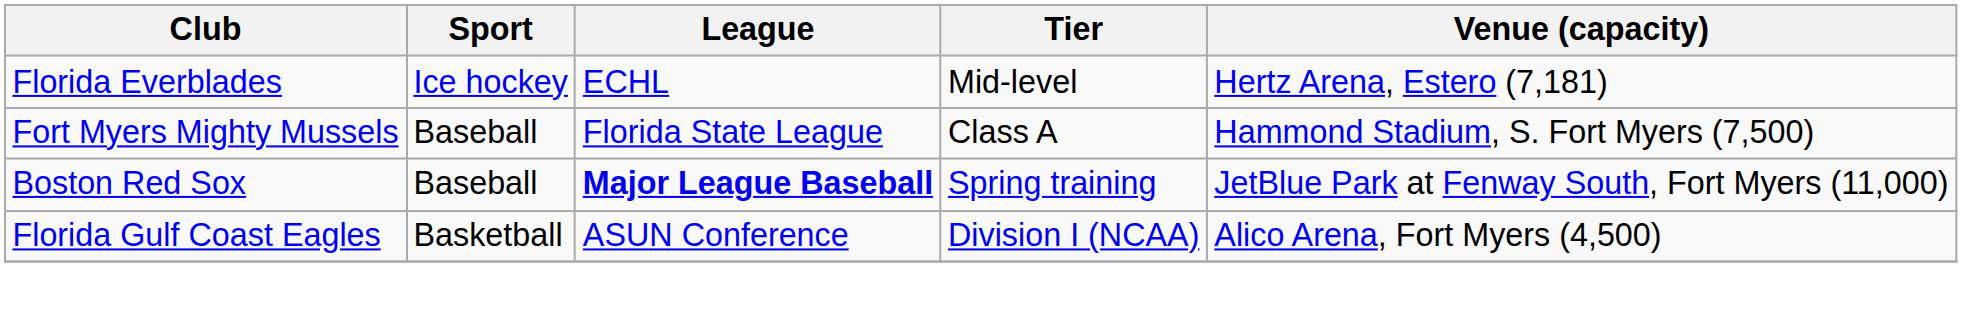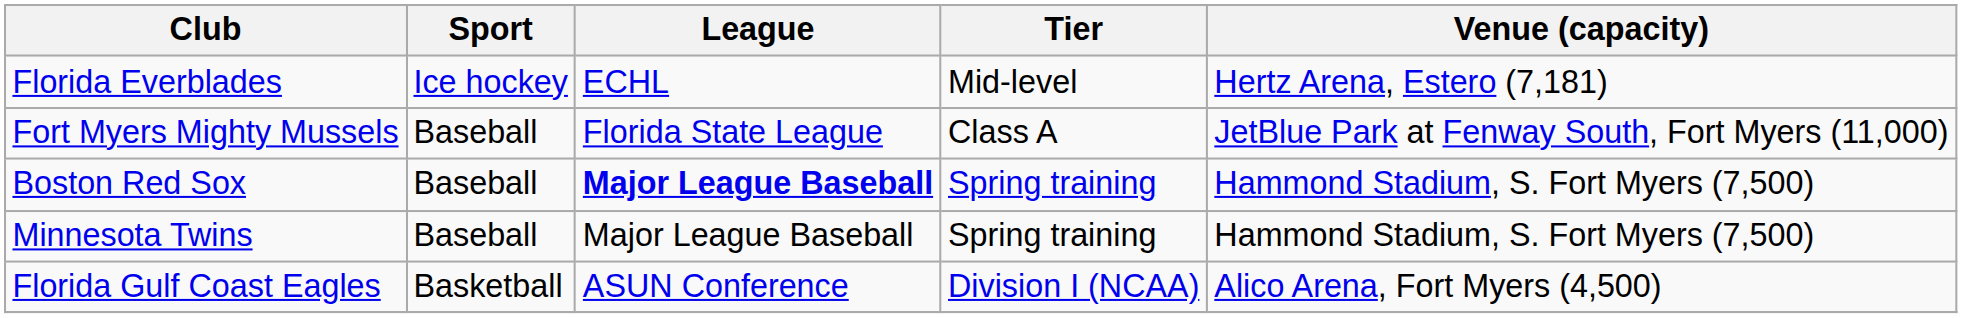(1514, 132) Hammond Stadium, S. Fort Myers (7,500) -> (1581, 132) JetBlue Park at Fenway South, Fort Myers (11,000)
(1581, 183) JetBlue Park at Fenway South, Fort Myers (11,000) -> (1514, 183) Hammond Stadium, S. Fort Myers (7,500)
+ row: (133, 235)
